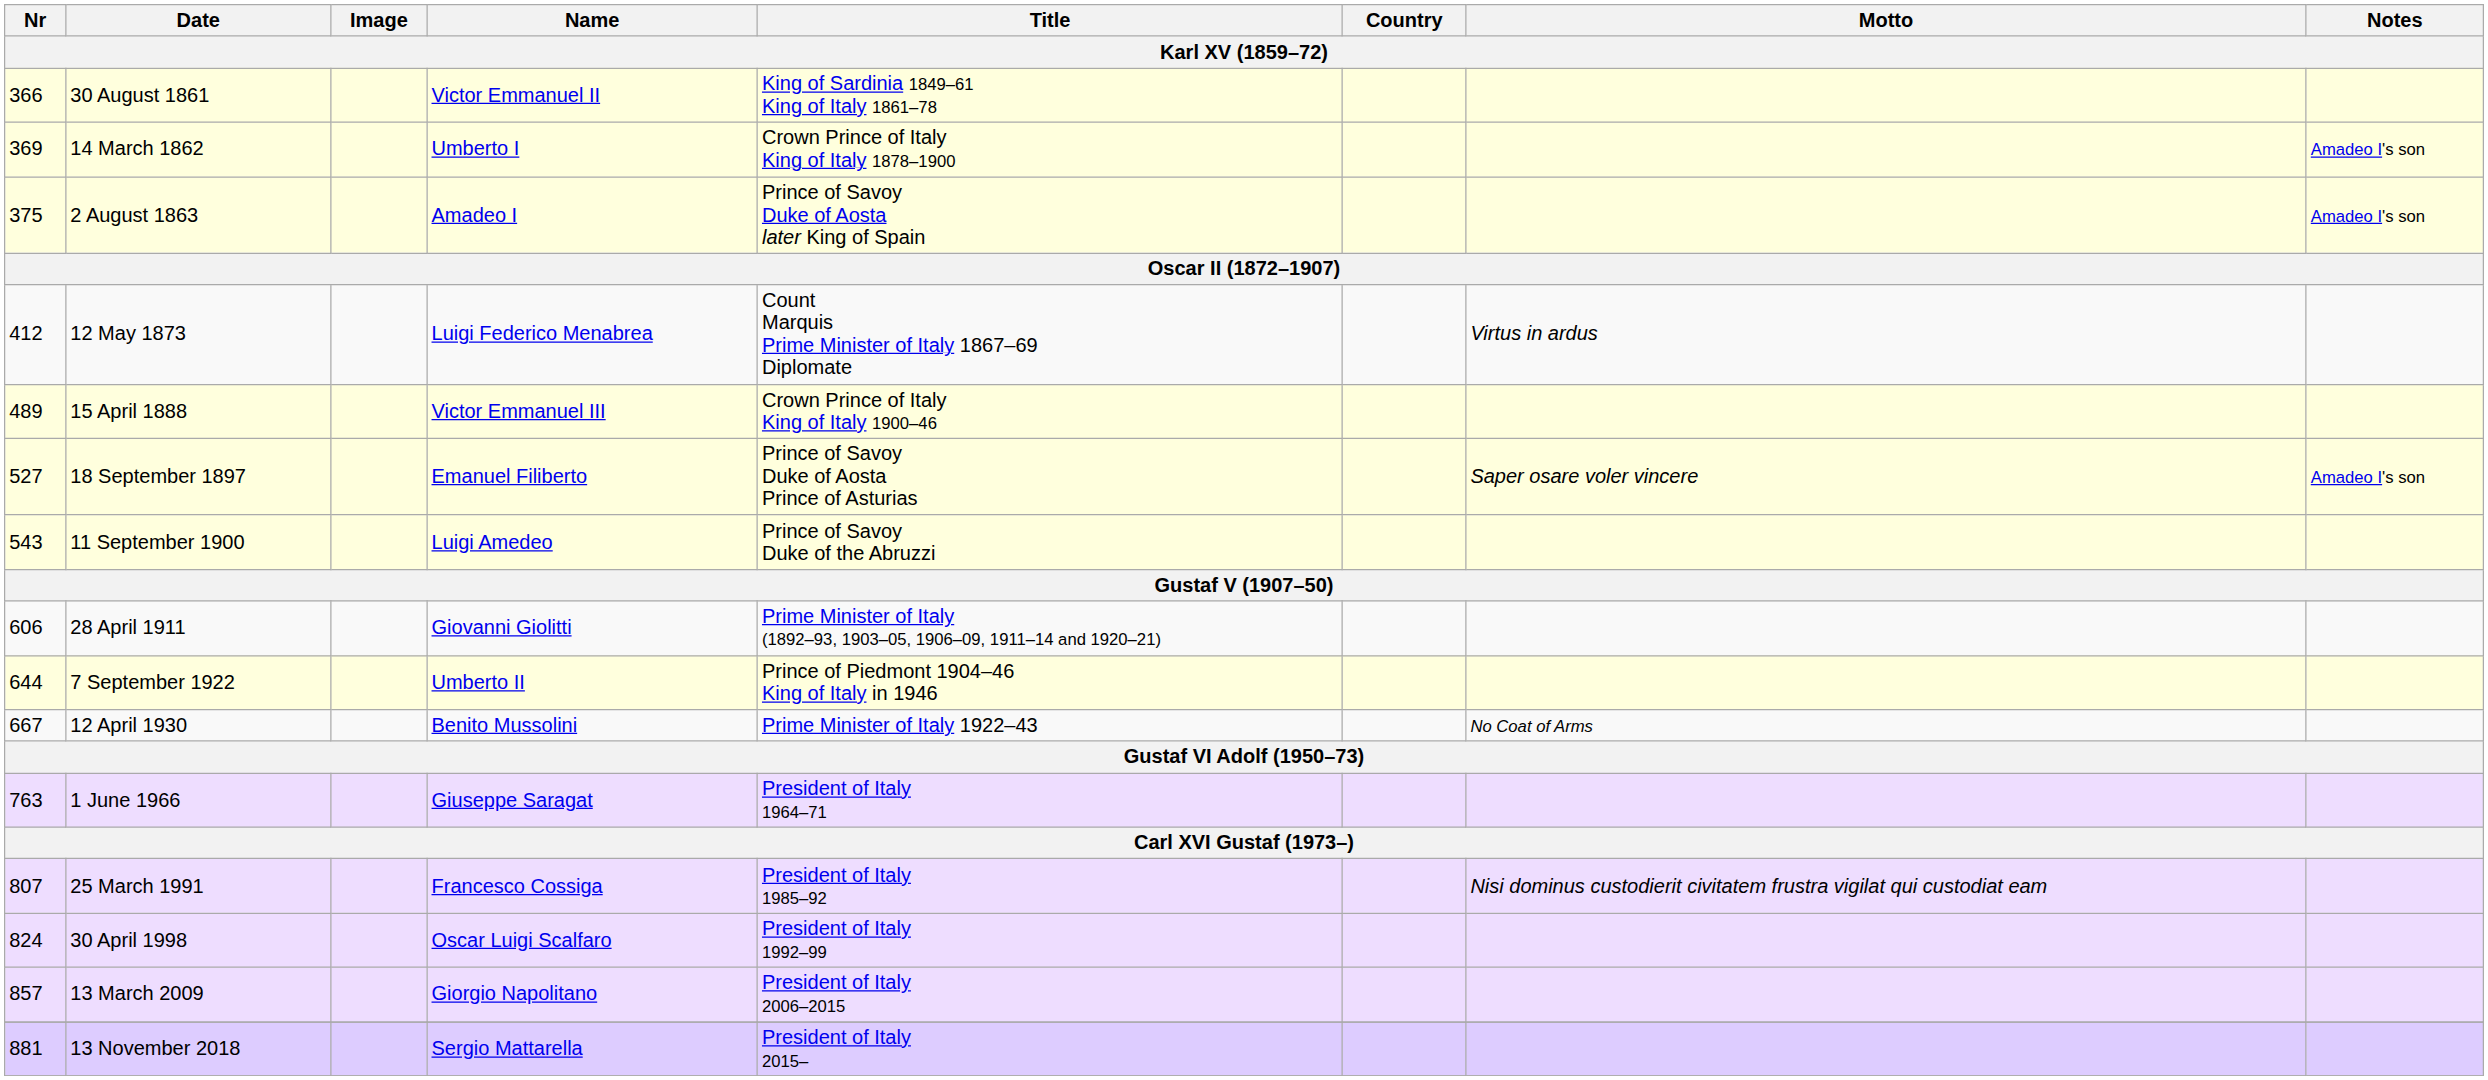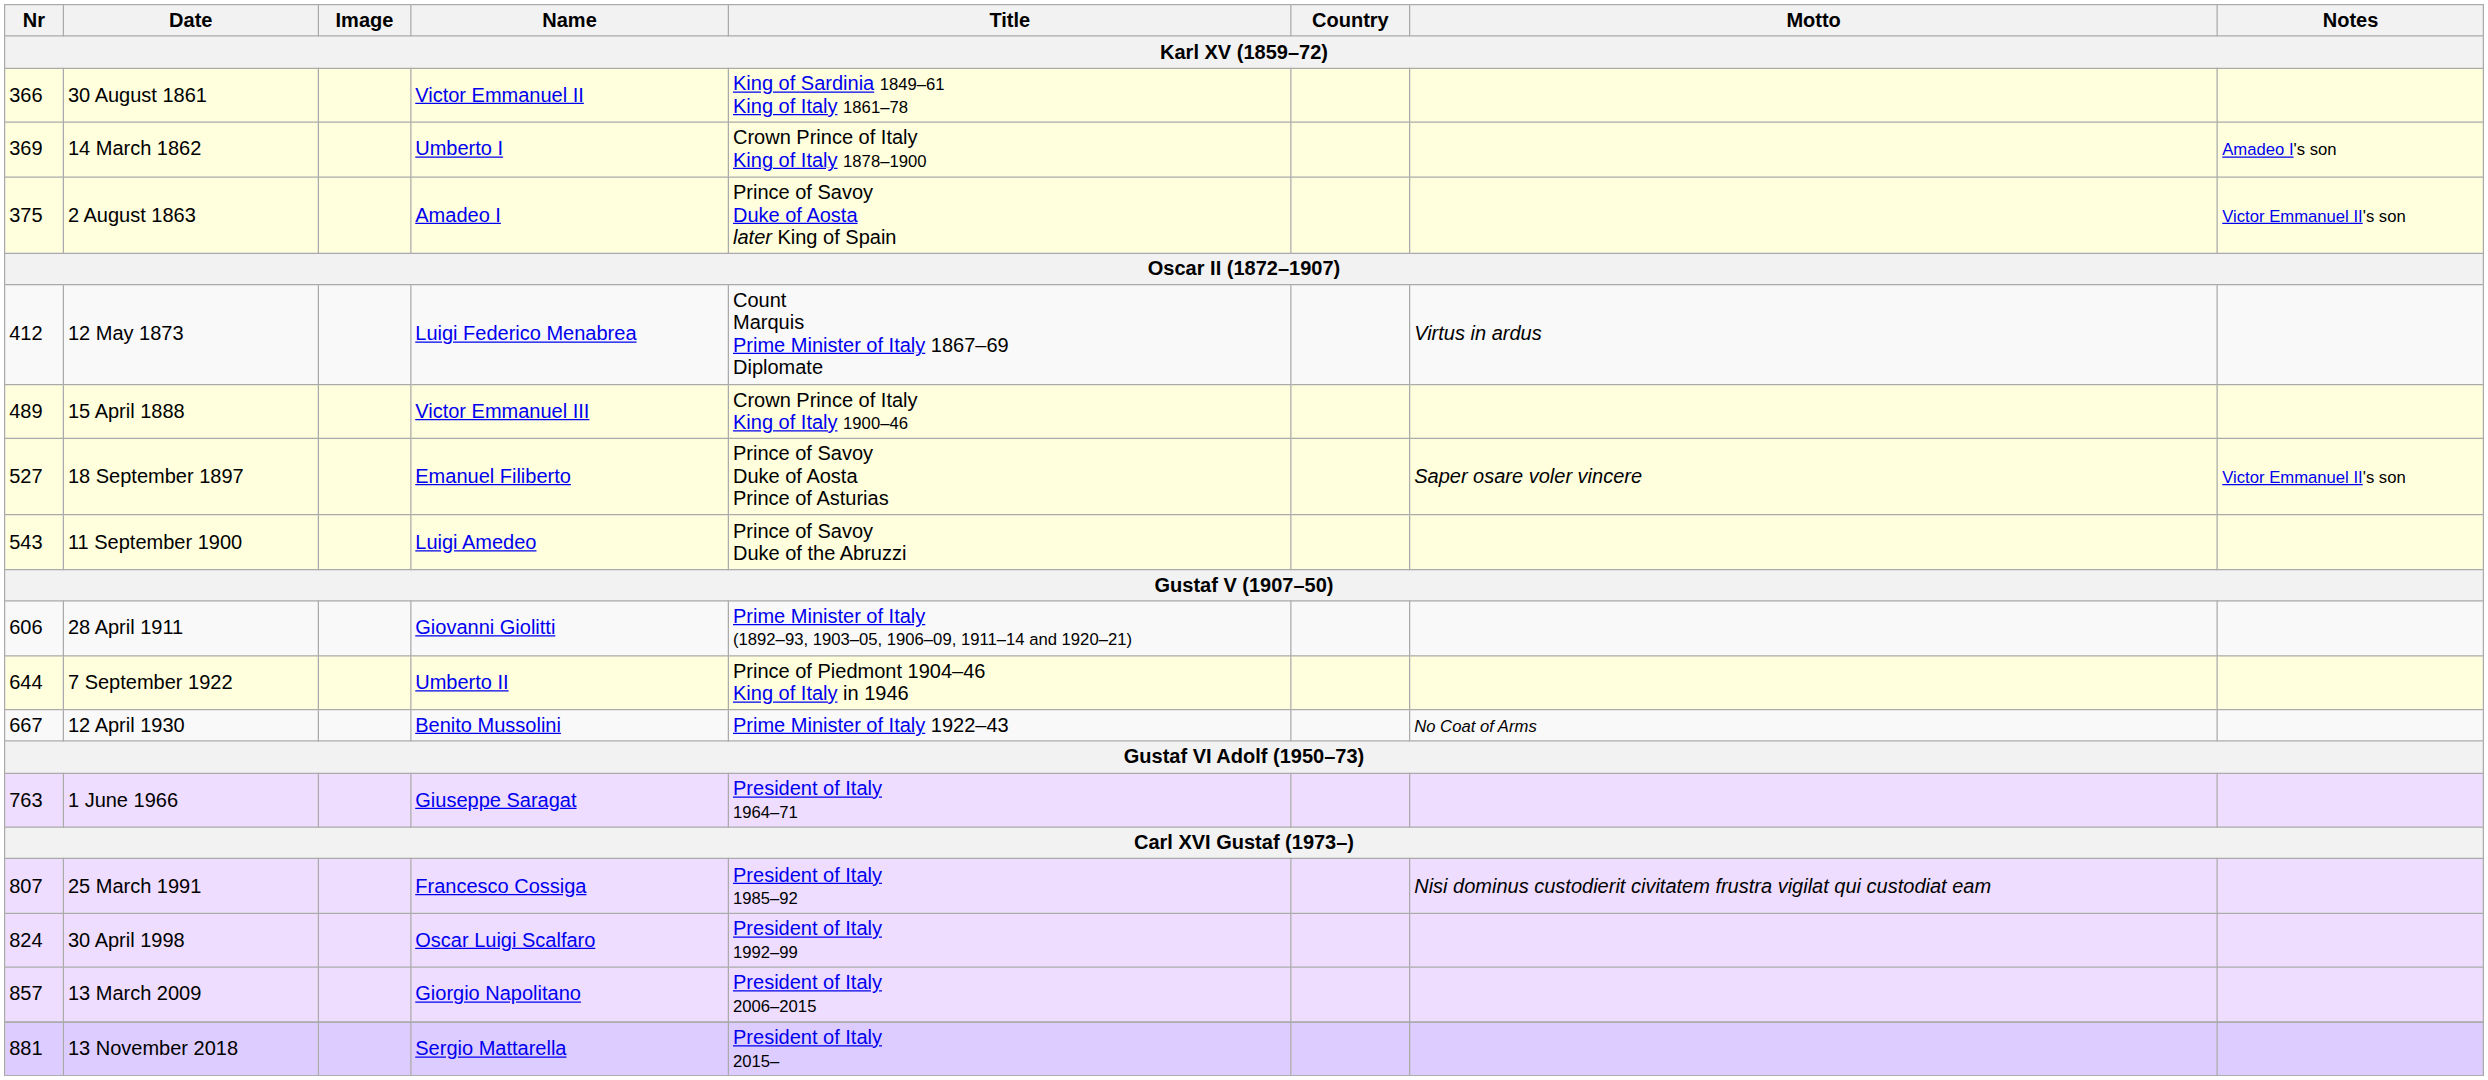(2368, 215) Amadeo I's son -> (2314, 215) Victor Emmanuel II's son
(2368, 477) Amadeo I's son -> (2314, 477) Victor Emmanuel II's son
